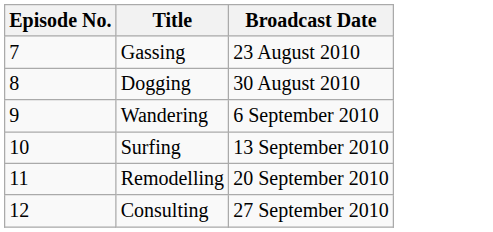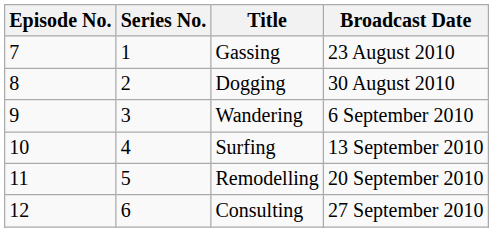+ column: (163, 20)
